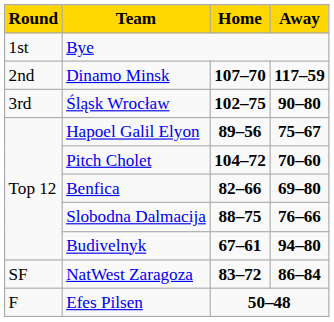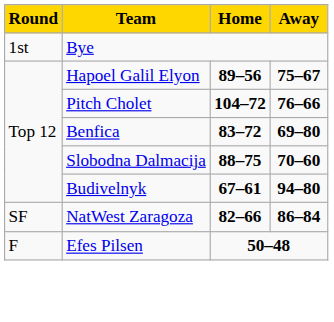- row: (118, 75)
- row: (118, 103)
(299, 160) 70–60 -> (299, 103) 76–66
(240, 188) 82–66 -> (240, 132) 83–72
(299, 217) 76–66 -> (299, 160) 70–60
(240, 273) 83–72 -> (240, 217) 82–66
